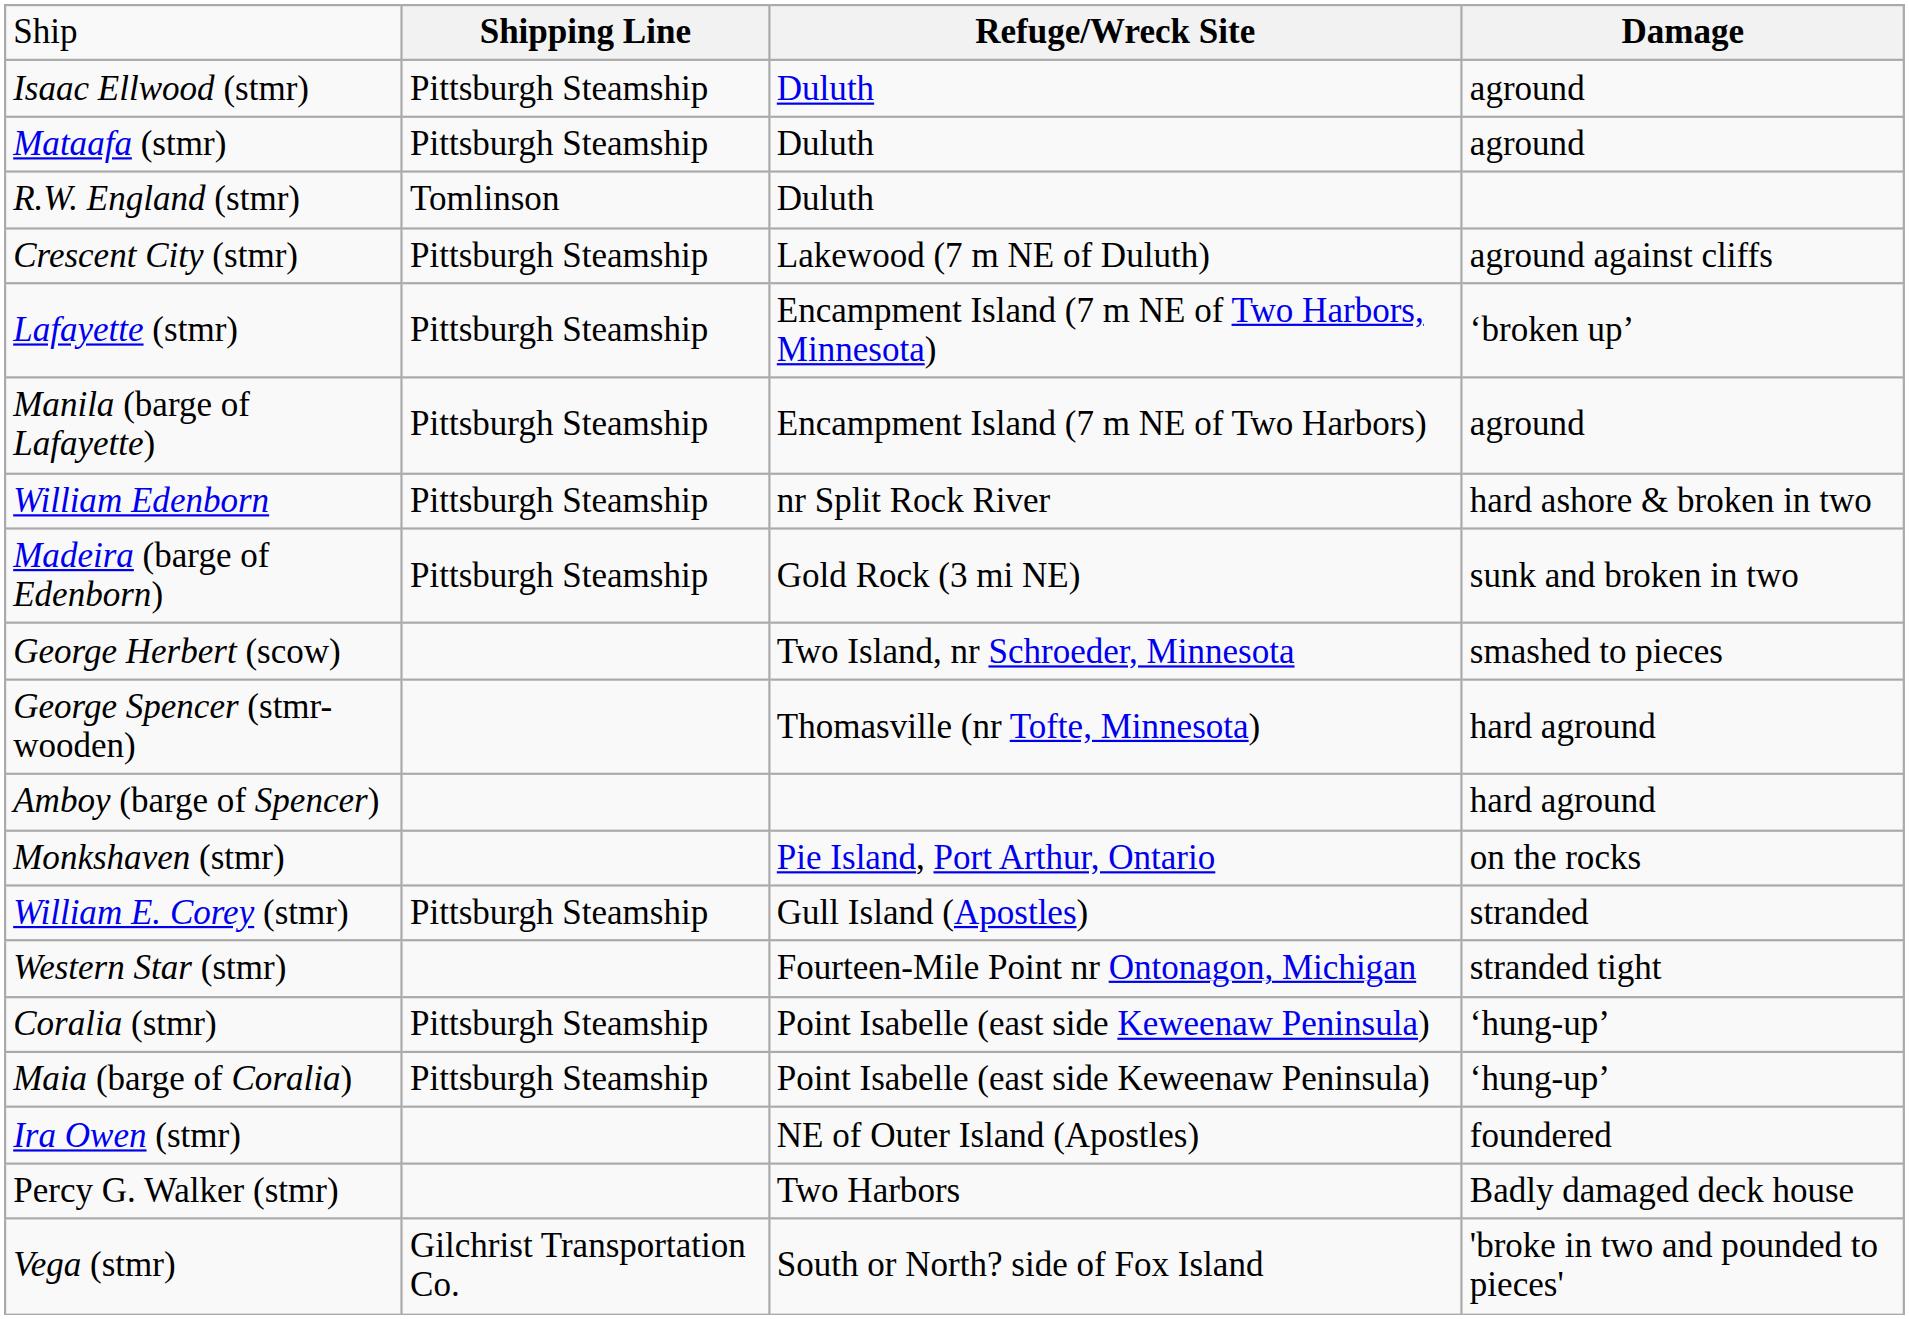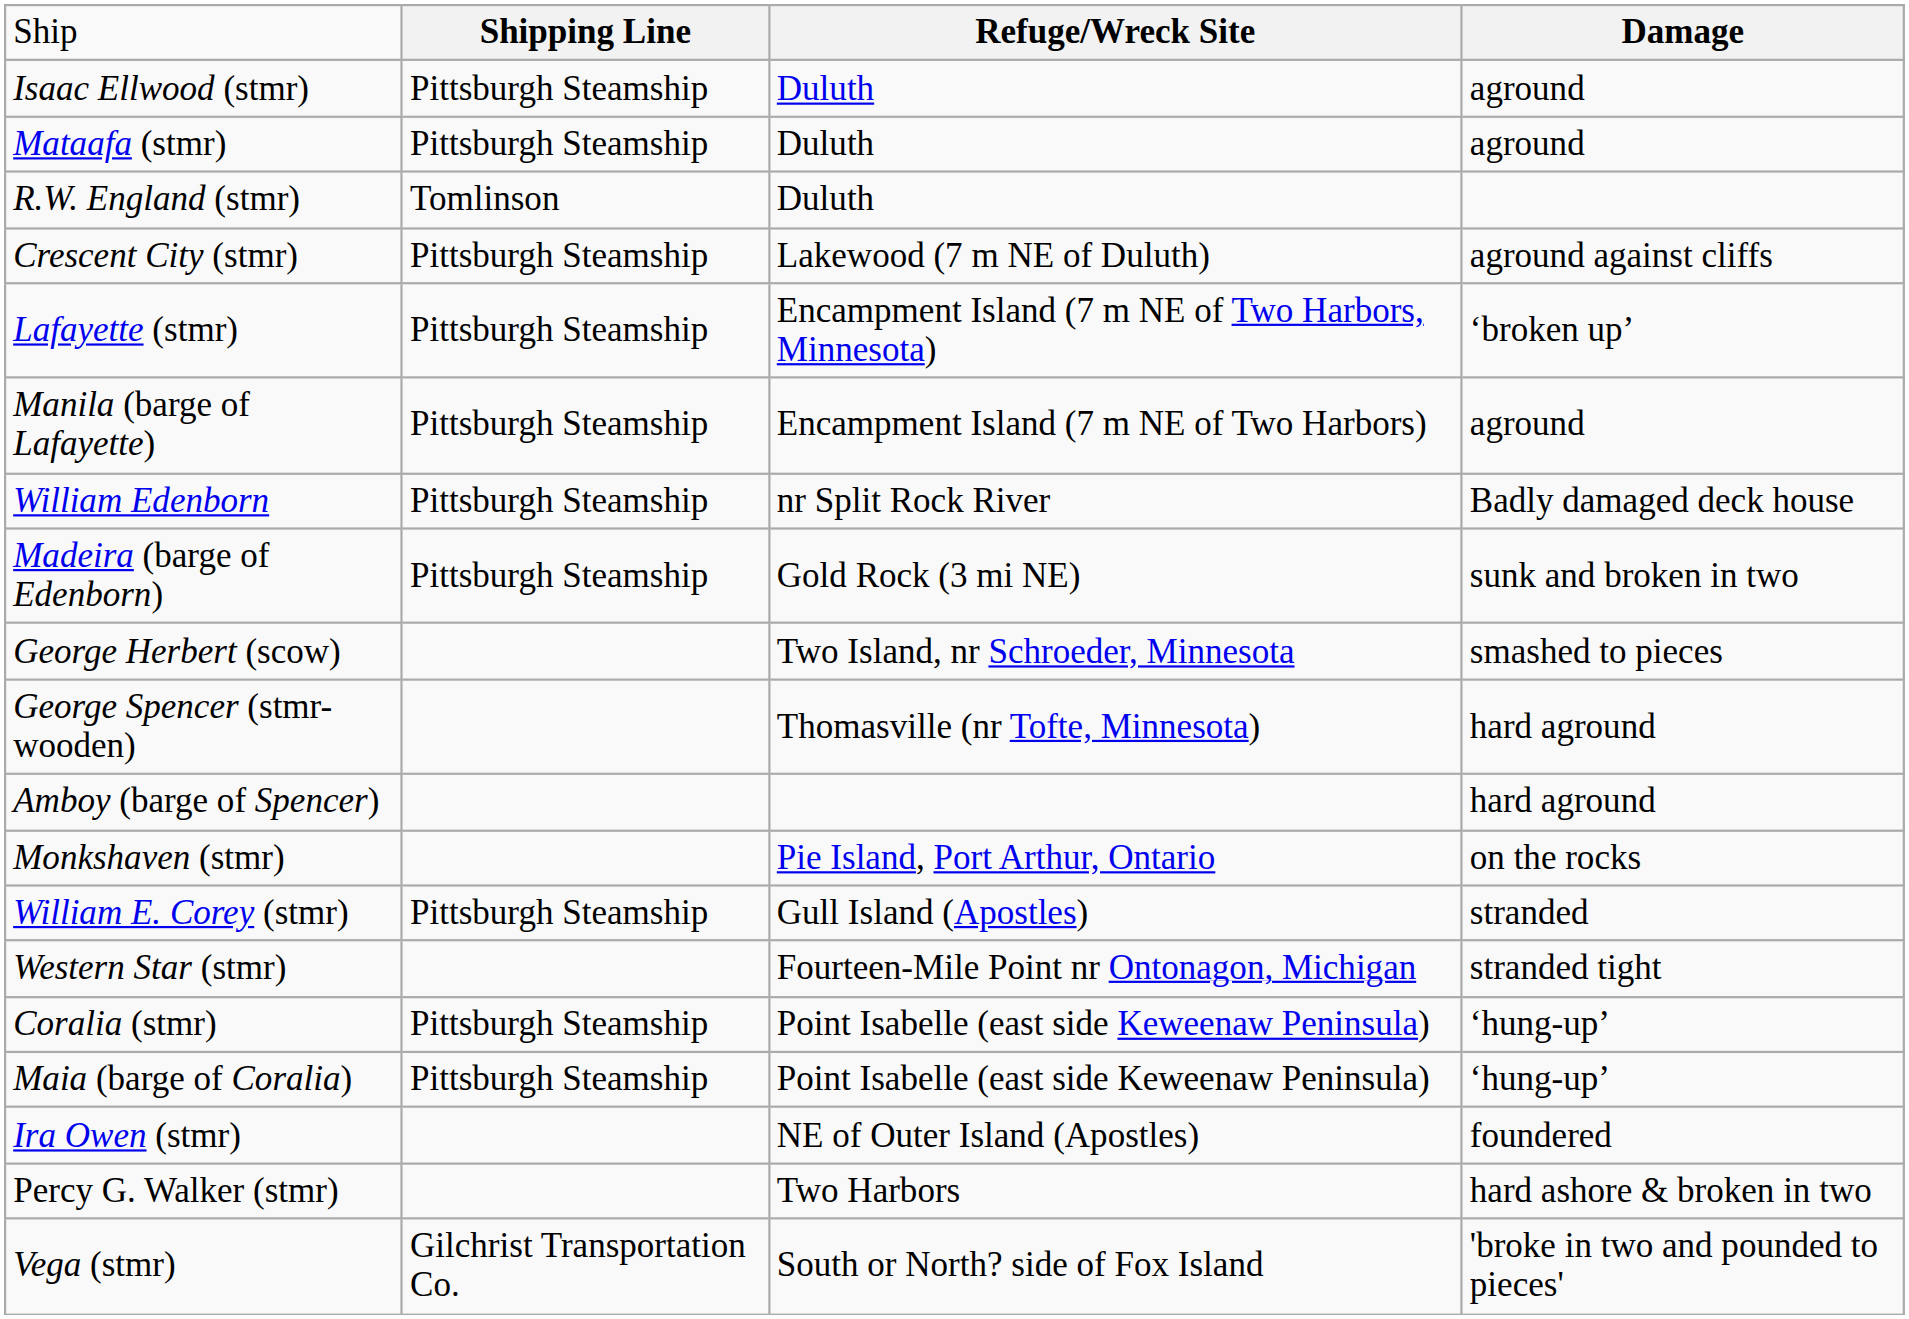(1671, 500) hard ashore & broken in two -> (1662, 500) Badly damaged deck house
(1662, 1190) Badly damaged deck house -> (1671, 1190) hard ashore & broken in two
